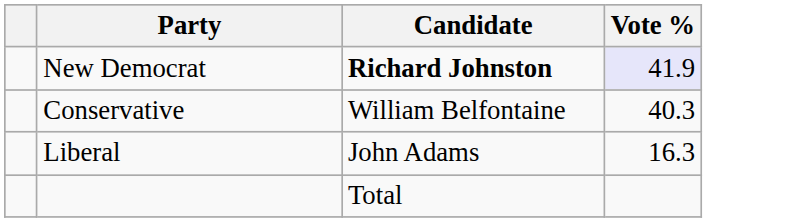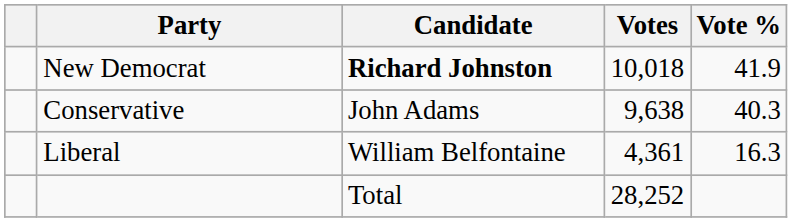+ column: (647, 25)
(672, 68) lavender background -> (758, 68) no background
(457, 110) William Belfontaine -> (414, 110) John Adams
(414, 152) John Adams -> (457, 152) William Belfontaine
